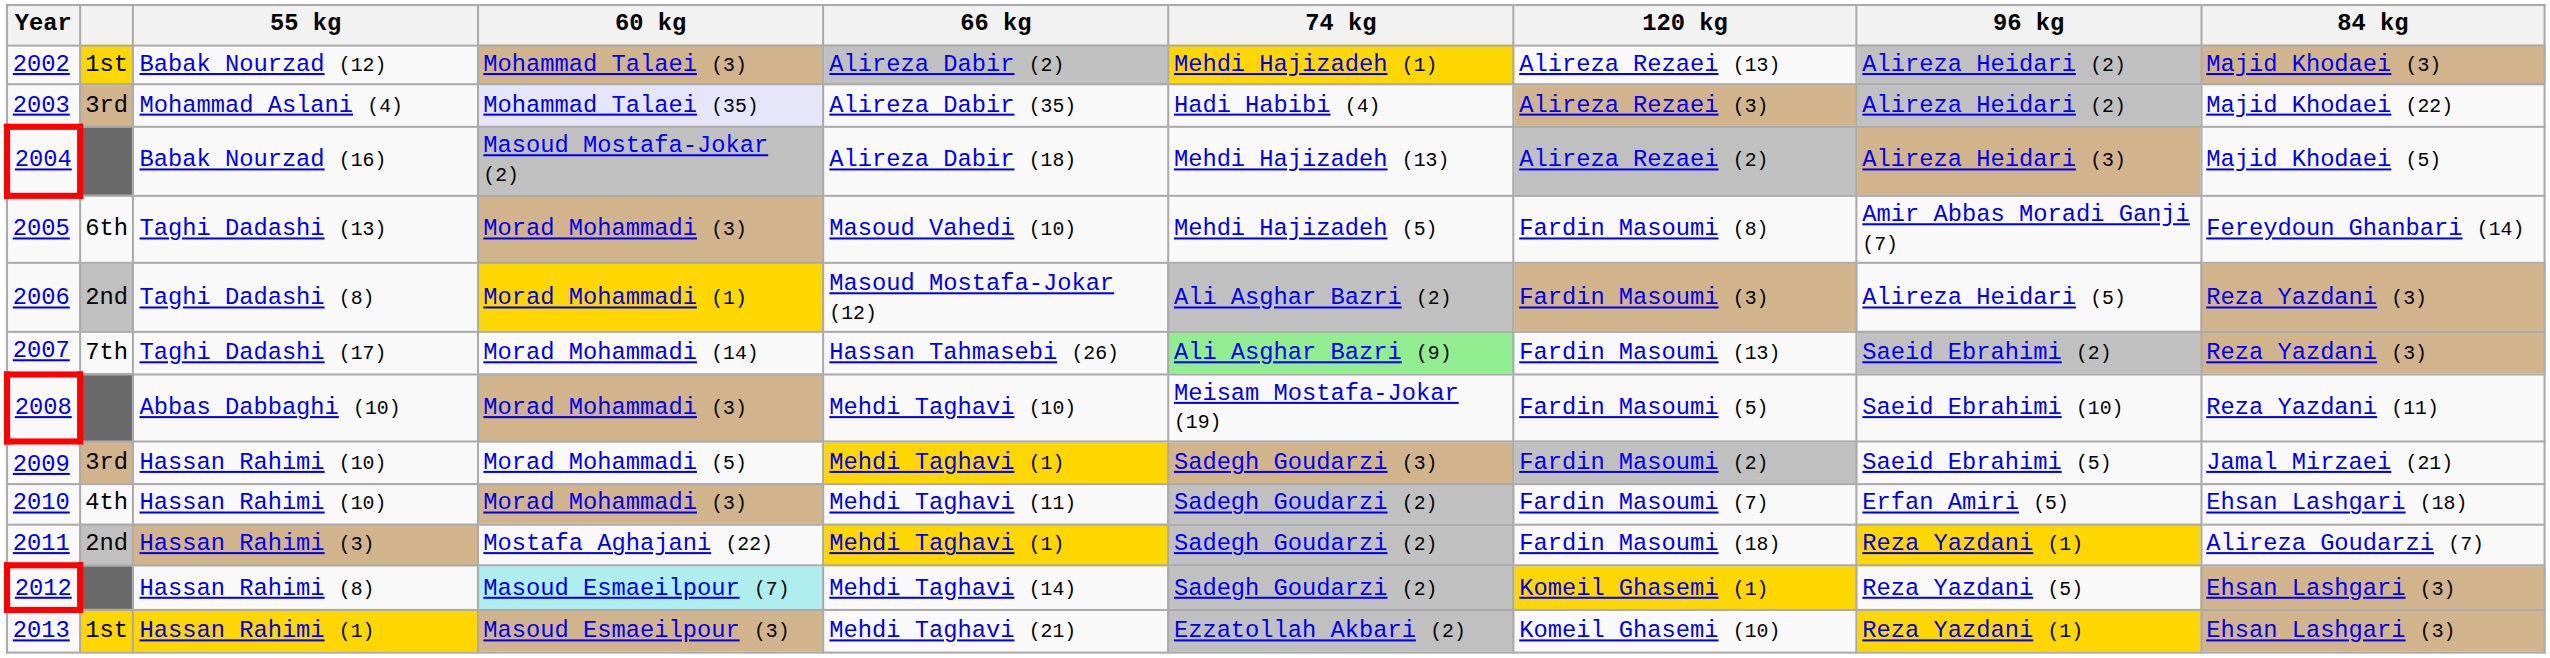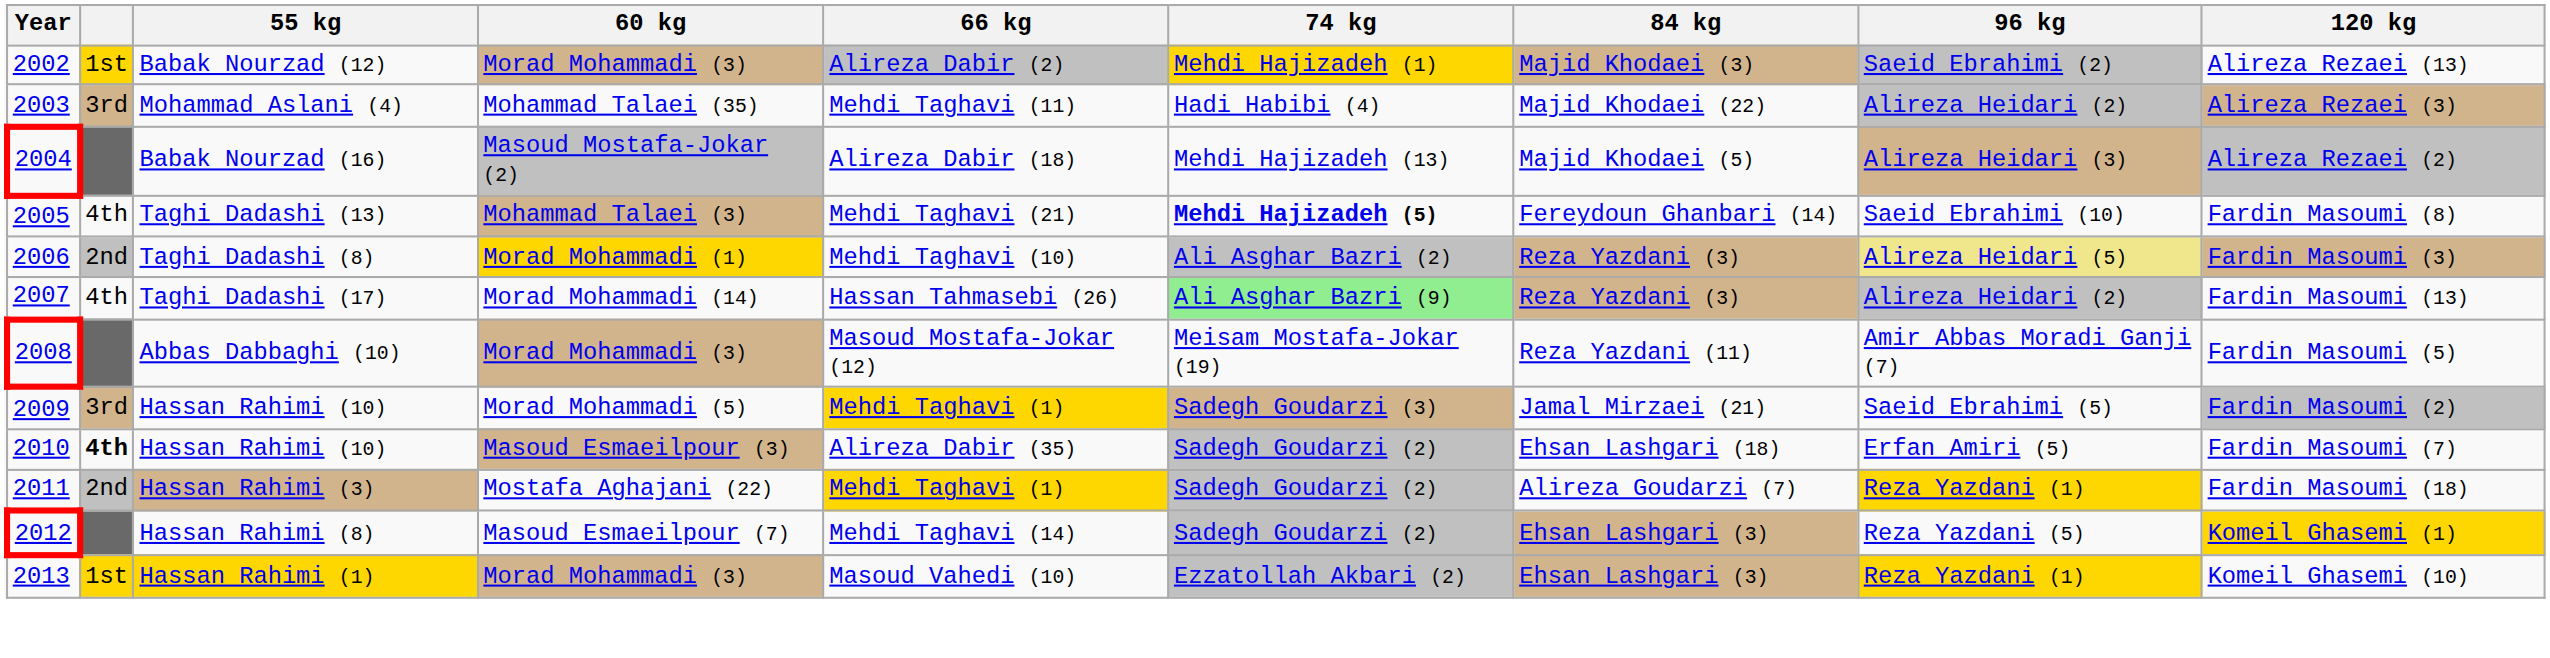columns swapped: (2373, 25) <-> (1685, 25)
(615, 65) Mohammad Talaei (3) -> (615, 65) Morad Mohammadi (3)
(1994, 65) Alireza Heidari (2) -> (1988, 65) Saeid Ebrahimi (2)
(621, 105) lavender background -> (621, 105) no background
(953, 105) Alireza Dabir (35) -> (953, 105) Mehdi Taghavi (11)
(107, 229) 6th -> (107, 216) 4th
(615, 229) Morad Mohammadi (3) -> (615, 216) Mohammad Talaei (3)
(953, 229) Masoud Vahedi (10) -> (953, 216) Mehdi Taghavi (21)
(1306, 229) normal -> (1306, 216) bold
(2026, 228) Amir Abbas Moradi Ganji (7) -> (1994, 216) Saeid Ebrahimi (10)
(972, 296) Masoud Mostafa-Jokar (12) -> (953, 257) Mehdi Taghavi (10)
(1994, 297) no background -> (1996, 257) khaki background
(107, 352) 7th -> (107, 298) 4th
(1987, 352) Saeid Ebrahimi (2) -> (1996, 298) Alireza Heidari (2)
(953, 407) Mehdi Taghavi (10) -> (972, 352) Masoud Mostafa-Jokar (12)
(1993, 407) Saeid Ebrahimi (10) -> (2028, 352) Amir Abbas Moradi Ganji (7)
(107, 504) normal -> (107, 449) bold
(615, 504) Morad Mohammadi (3) -> (636, 449) Masoud Esmaeilpour (3)
(953, 504) Mehdi Taghavi (11) -> (953, 449) Alireza Dabir (35)
(636, 587) paleturquoise background -> (636, 533) no background
(636, 630) Masoud Esmaeilpour (3) -> (615, 576) Morad Mohammadi (3)
(953, 630) Mehdi Taghavi (21) -> (953, 576) Masoud Vahedi (10)
